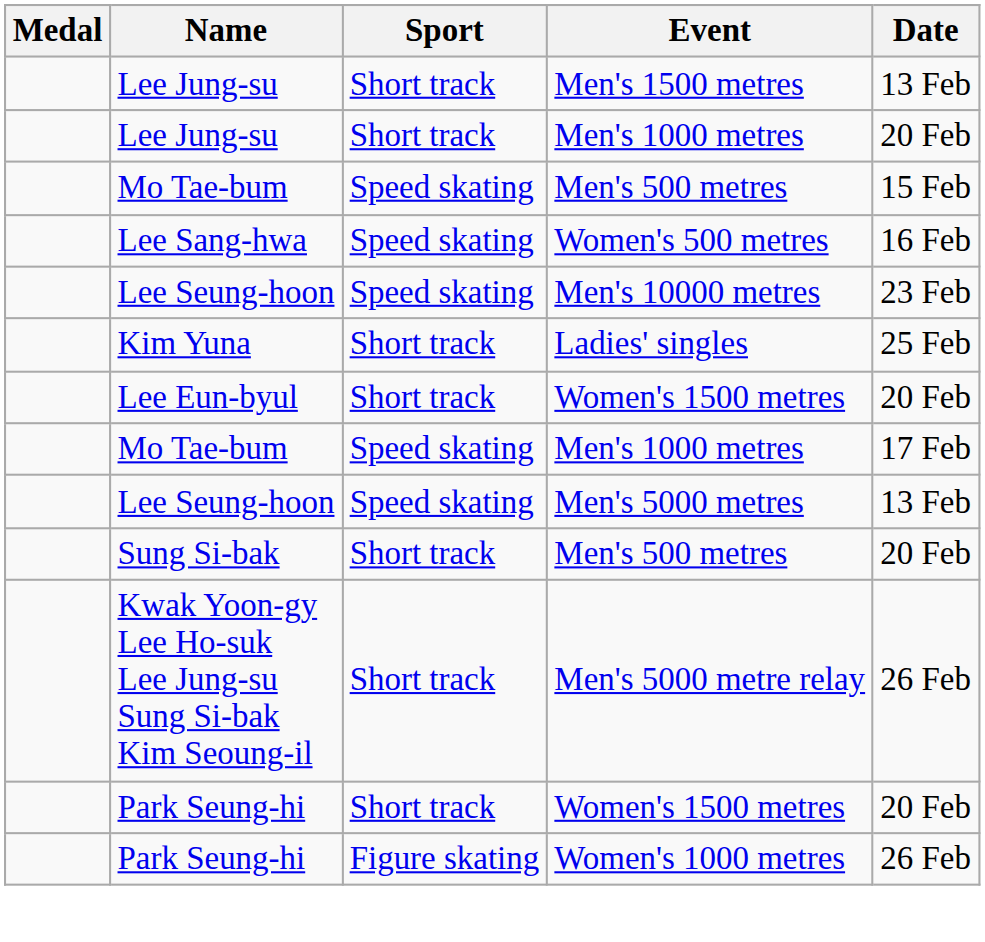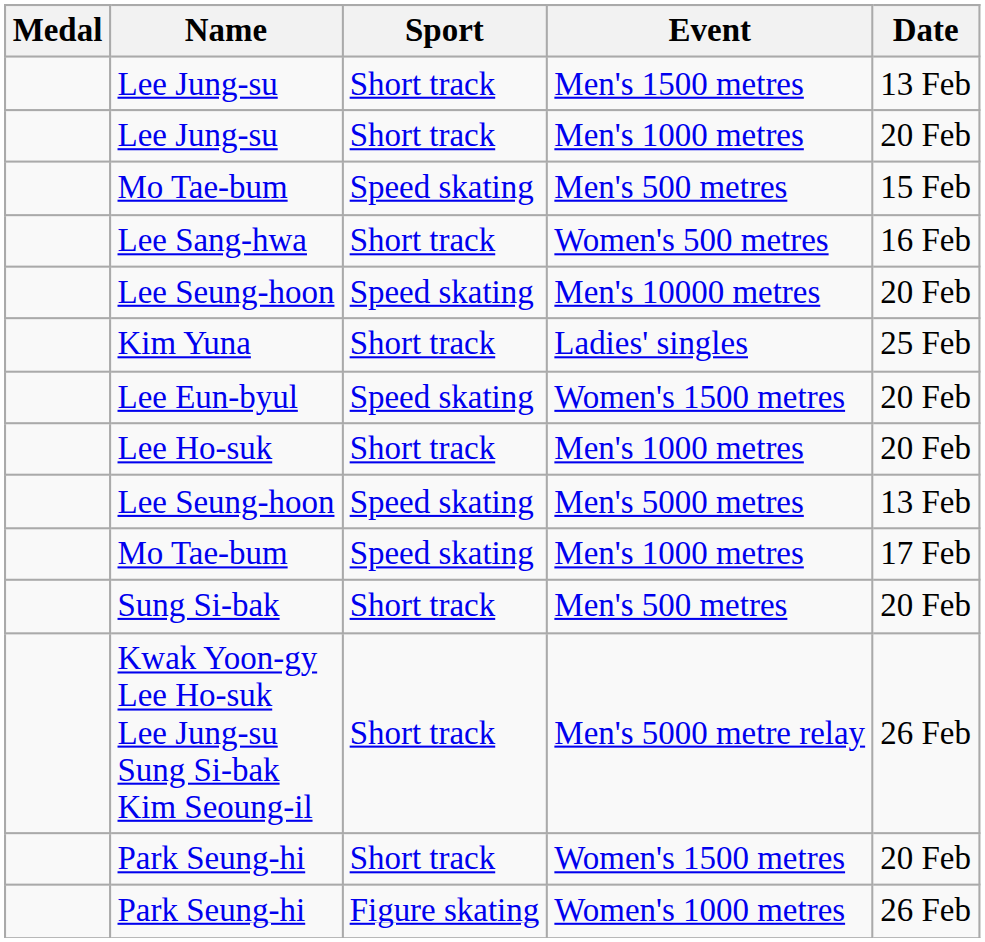(442, 239) Speed skating -> (422, 239) Short track
(926, 291) 23 Feb -> (926, 291) 20 Feb
(422, 396) Short track -> (442, 396) Speed skating
+ row: (195, 448)
rows swapped: (226, 501) <-> (203, 448)
